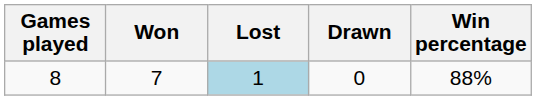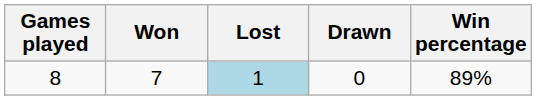(471, 77) 88% -> (471, 77) 89%
